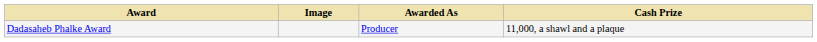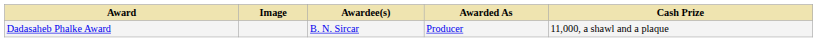+ column: (366, 12)
